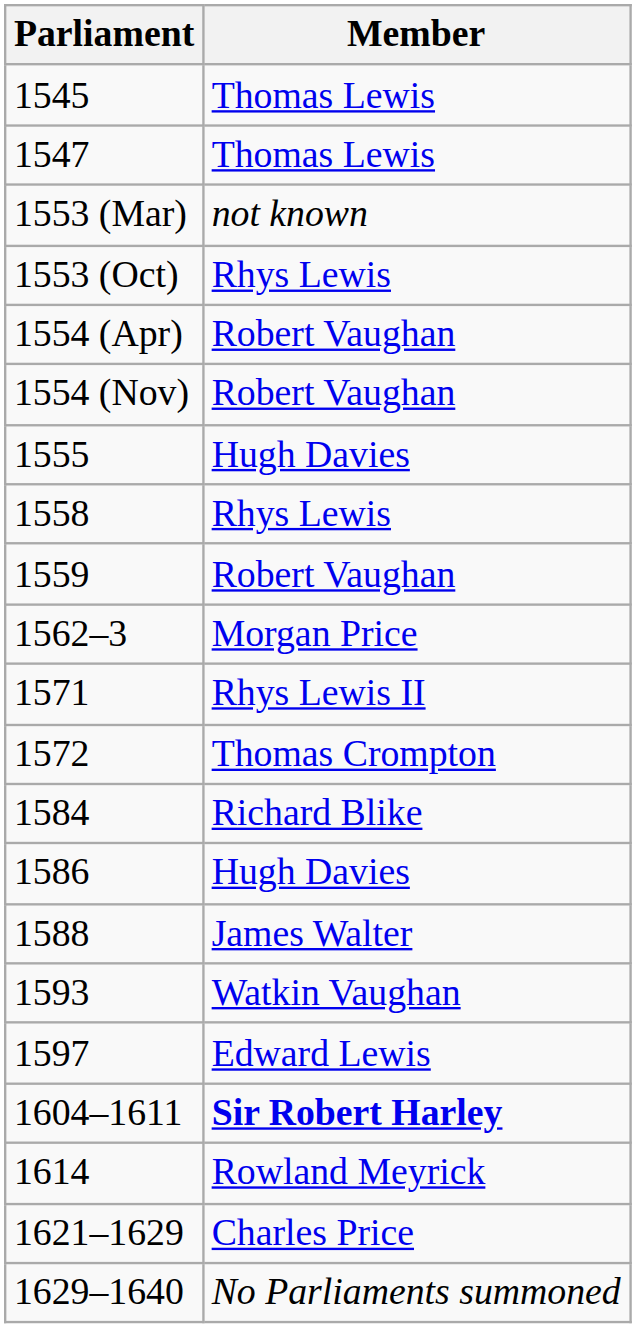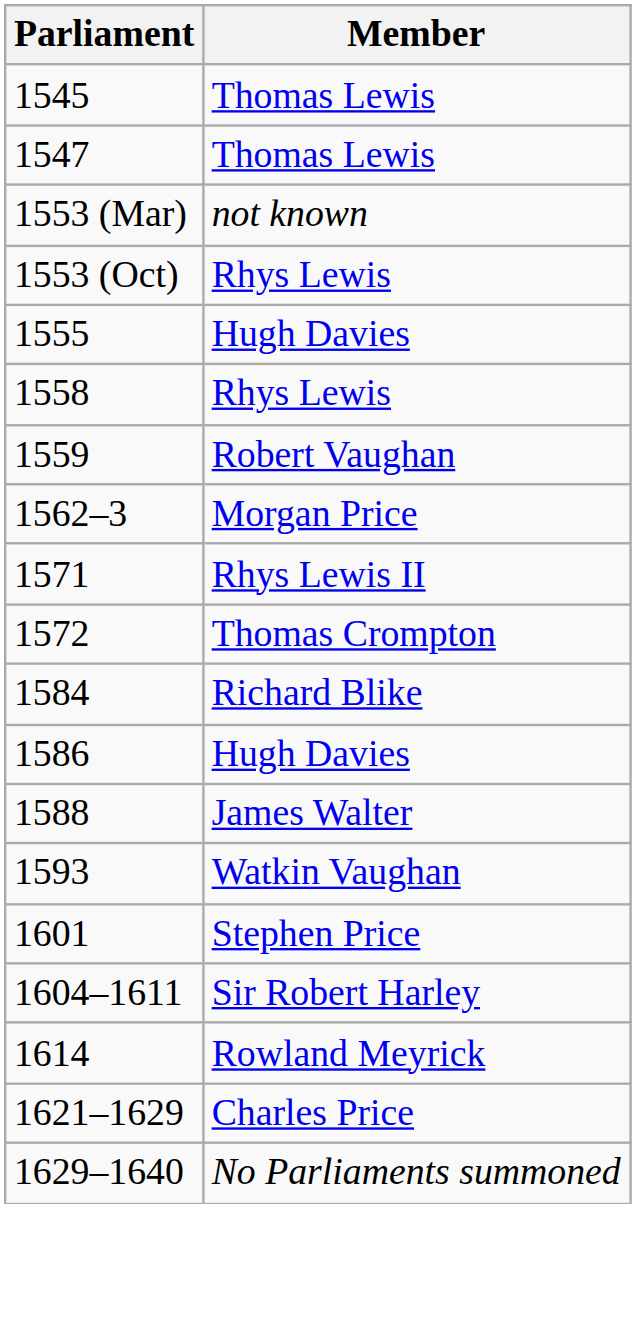- row: (98, 333)
- row: (101, 393)
- row: (52, 1052)
+ row: (52, 932)
(357, 1112) bold -> (346, 992) normal
